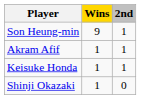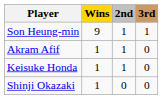+ column: (147, 13)
